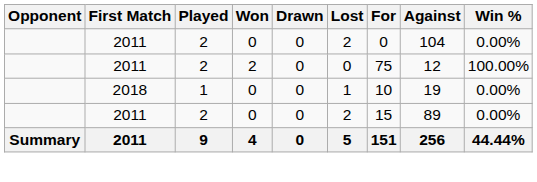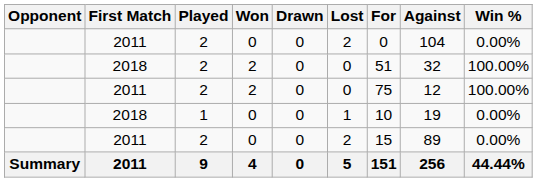+ row: (130, 66)
